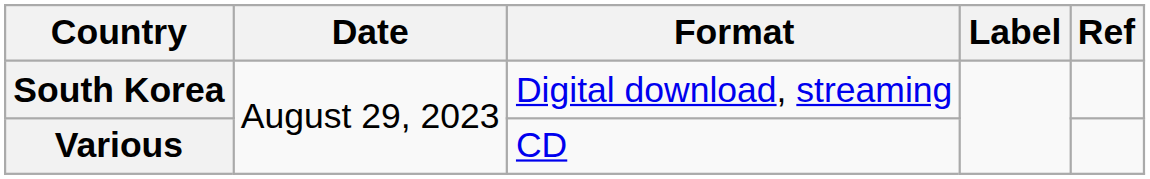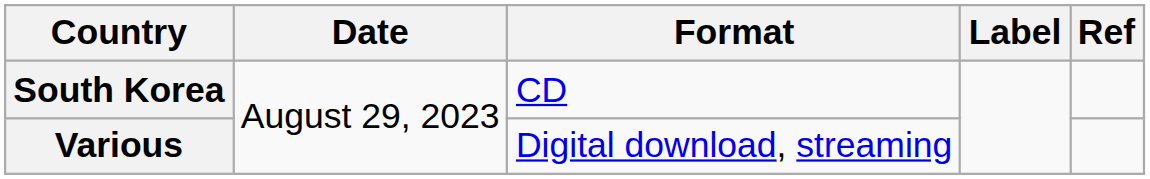(734, 88) Digital download, streaming -> (542, 88) CD
(542, 145) CD -> (734, 145) Digital download, streaming
